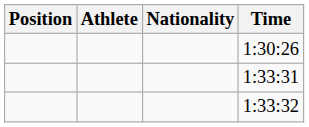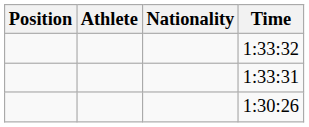rows swapped: (271, 48) <-> (271, 106)
